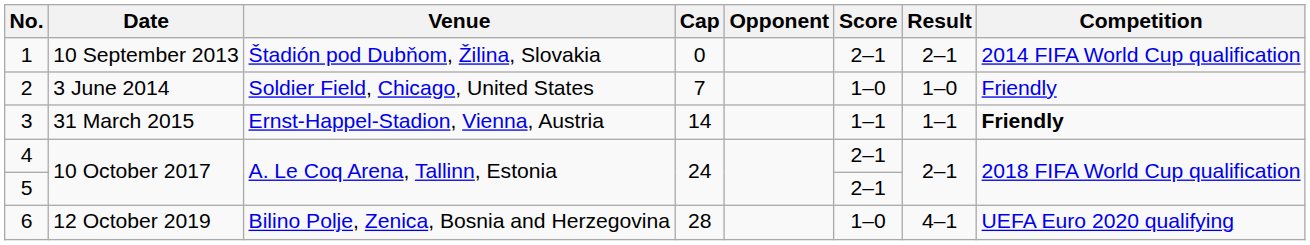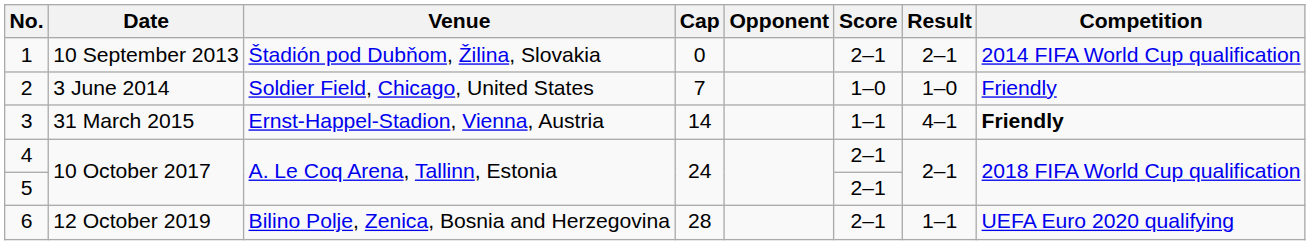(940, 121) 1–1 -> (940, 121) 4–1
(868, 222) 1–0 -> (868, 222) 2–1
(940, 222) 4–1 -> (940, 222) 1–1
